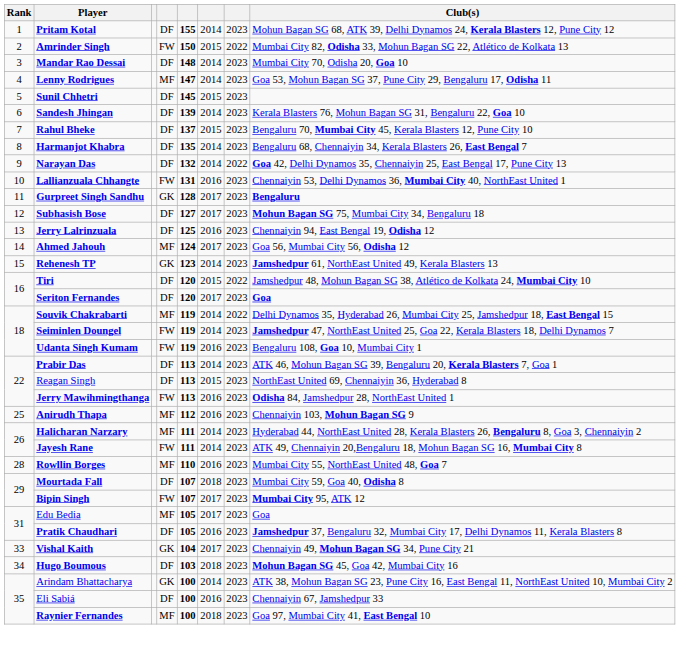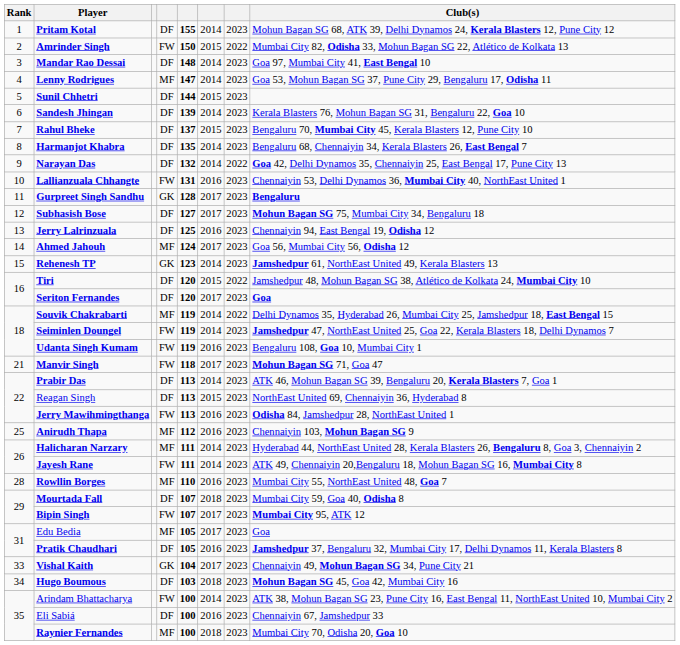(330, 63) Mumbai City 70, Odisha 20, Goa 10 -> (341, 63) Goa 97, Mumbai City 41, East Bengal 10
(188, 96) 145 -> (188, 96) 144
+ row: (67, 364)
(167, 582) GK -> (167, 599) FW
(341, 615) Goa 97, Mumbai City 41, East Bengal 10 -> (330, 632) Mumbai City 70, Odisha 20, Goa 10
